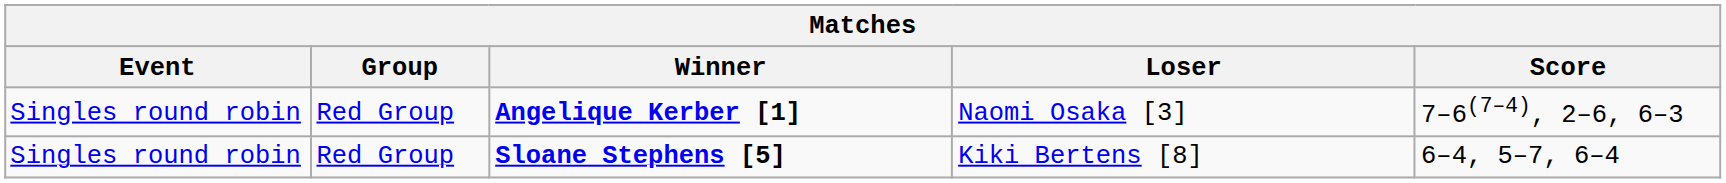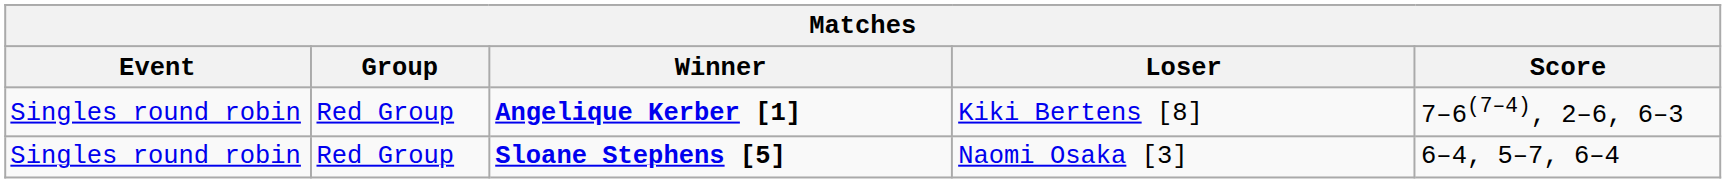(1073, 112) Naomi Osaka [3] -> (1080, 112) Kiki Bertens [8]
(1080, 157) Kiki Bertens [8] -> (1073, 157) Naomi Osaka [3]
